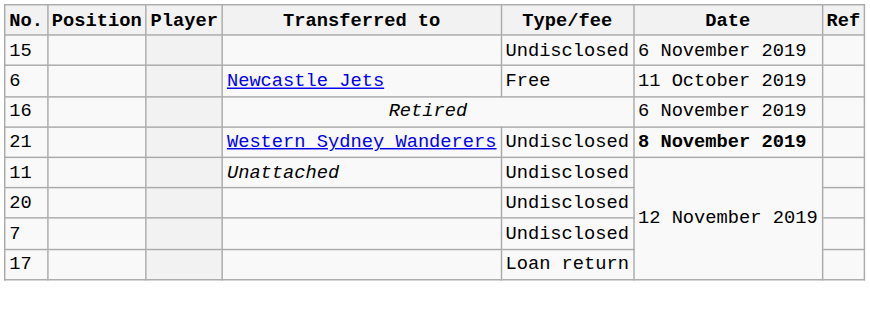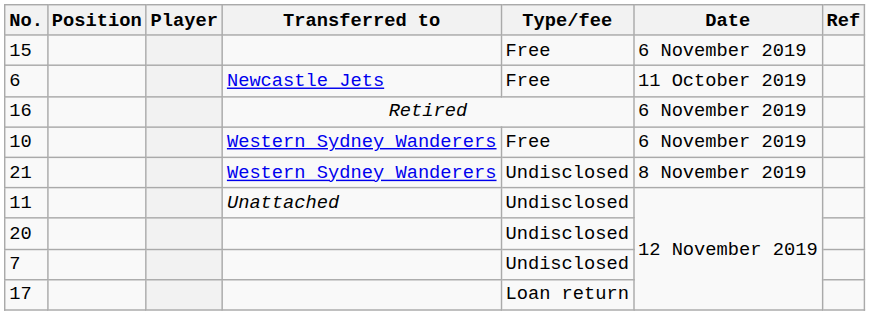(567, 50) Undisclosed -> (528, 50) Free
+ row: (20, 142)
(722, 142) bold -> (722, 173) normal
